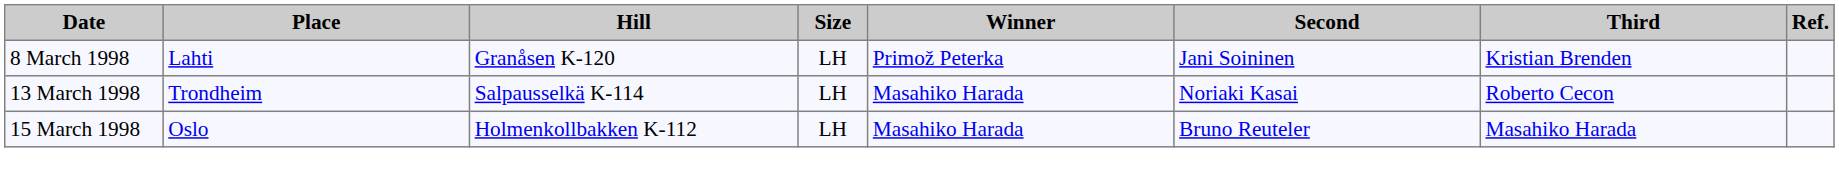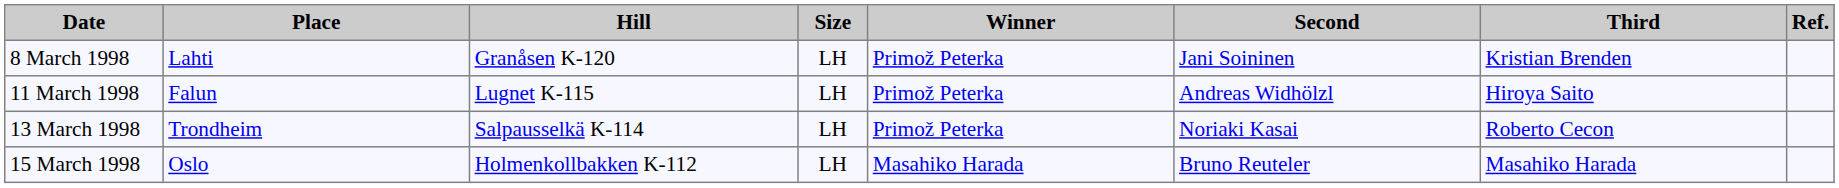+ row: (75, 93)
(948, 93) Masahiko Harada -> (938, 128) Primož Peterka
